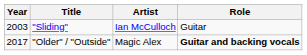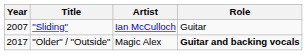(17, 27) 2003 -> (17, 27) 2007
